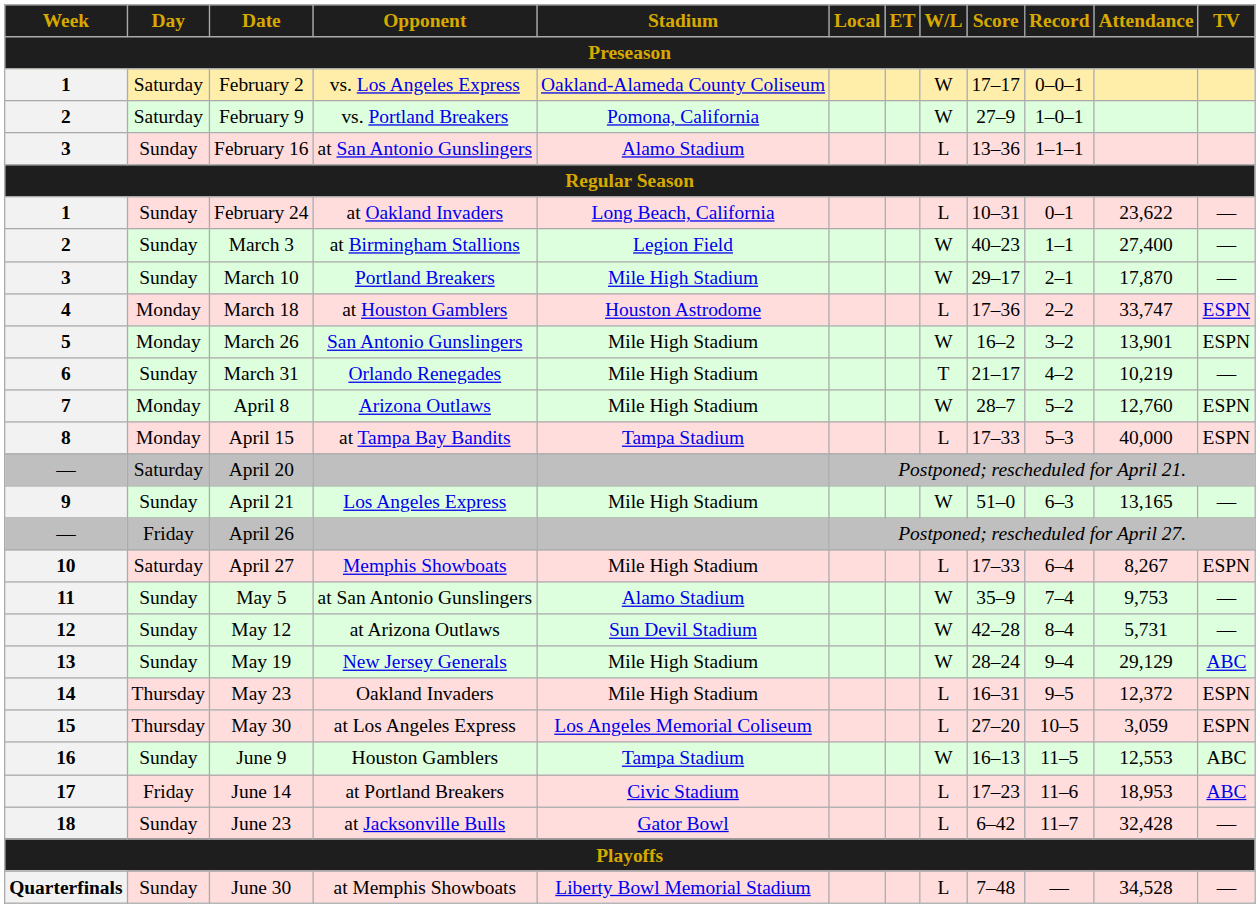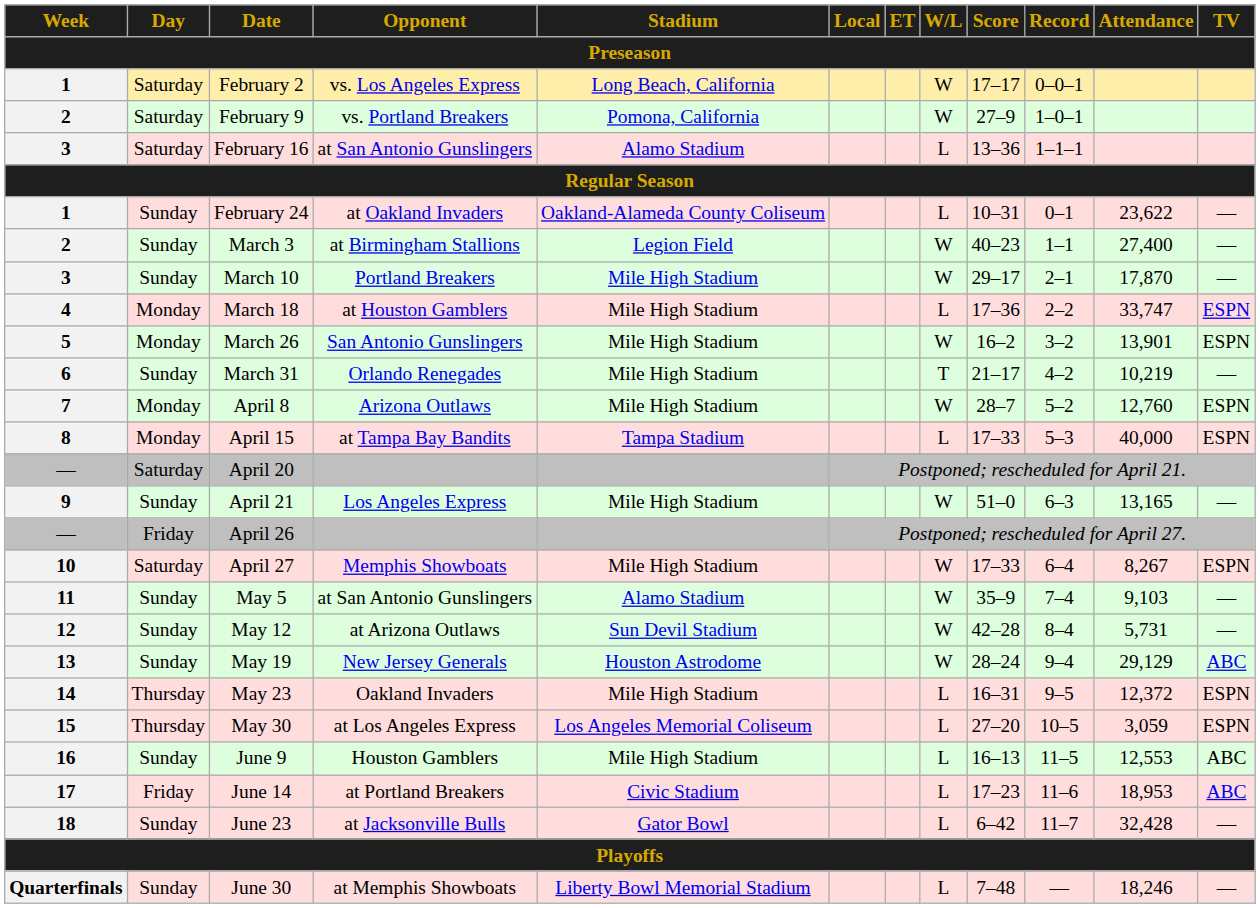(683, 84) Oakland-Alameda County Coliseum -> (683, 84) Long Beach, California
(168, 149) Sunday -> (168, 149) Saturday
(683, 213) Long Beach, California -> (683, 213) Oakland-Alameda County Coliseum
(683, 309) Houston Astrodome -> (683, 309) Mile High Stadium
(943, 566) L -> (943, 566) W
(1146, 598) 9,753 -> (1146, 598) 9,103
(683, 662) Mile High Stadium -> (683, 662) Houston Astrodome
(683, 758) Tampa Stadium -> (683, 758) Mile High Stadium
(943, 758) W -> (943, 758) L
(1146, 886) 34,528 -> (1146, 886) 18,246
